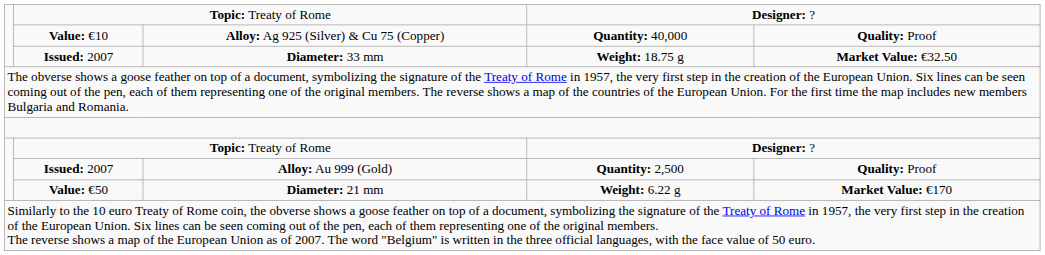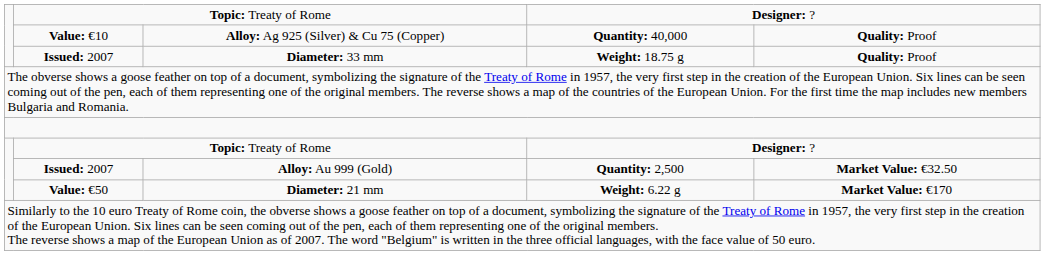(897, 56) Market Value: €32.50 -> (897, 56) Quality: Proof
(897, 169) Quality: Proof -> (897, 169) Market Value: €32.50
